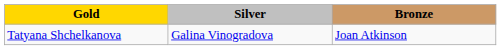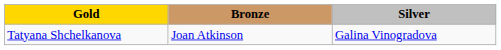columns swapped: (250, 14) <-> (414, 14)
